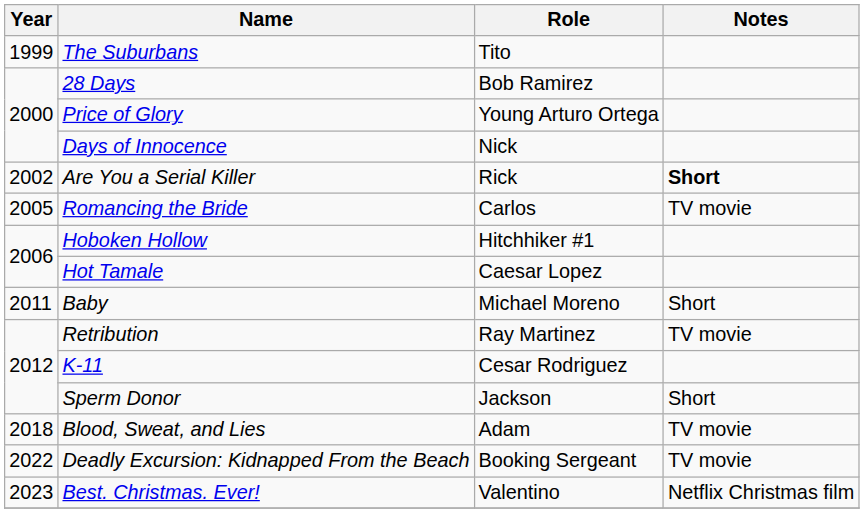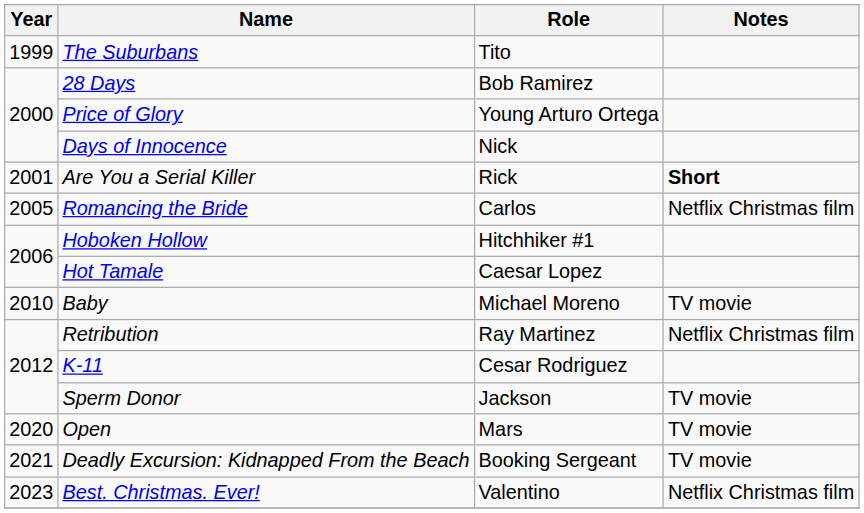(31, 177) 2002 -> (31, 177) 2001
(710, 209) TV movie -> (761, 209) Netflix Christmas film
(31, 303) 2011 -> (31, 303) 2010
(692, 303) Short -> (710, 303) TV movie
(710, 334) TV movie -> (761, 334) Netflix Christmas film
(692, 397) Short -> (710, 397) TV movie
- row: (164, 429)
+ row: (87, 429)
(31, 460) 2022 -> (31, 460) 2021
